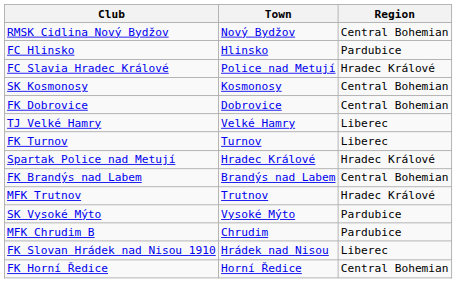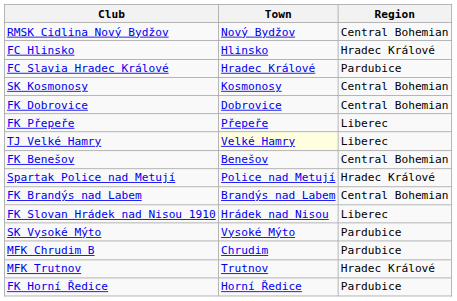(371, 50) Pardubice -> (388, 50) Hradec Králové
(278, 68) Police nad Metují -> (268, 68) Hradec Králové
(388, 68) Hradec Králové -> (371, 68) Pardubice
+ row: (41, 123)
(258, 123) no background -> (258, 141) lightyellow background
+ row: (41, 159)
- row: (37, 141)
(268, 159) Hradec Králové -> (278, 178) Police nad Metují
rows swapped: (44, 196) <-> (111, 250)
(395, 269) Central Bohemian -> (371, 287) Pardubice
